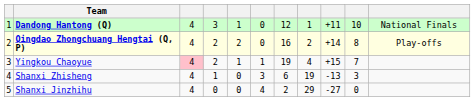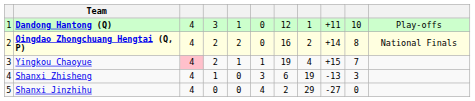(419, 25) National Finals -> (419, 25) Play-offs
(419, 44) Play-offs -> (419, 44) National Finals
